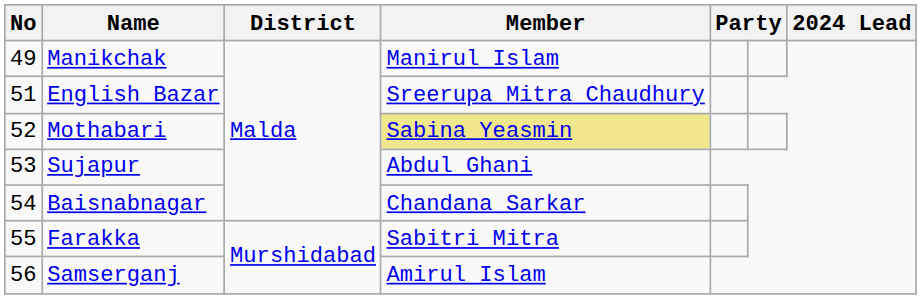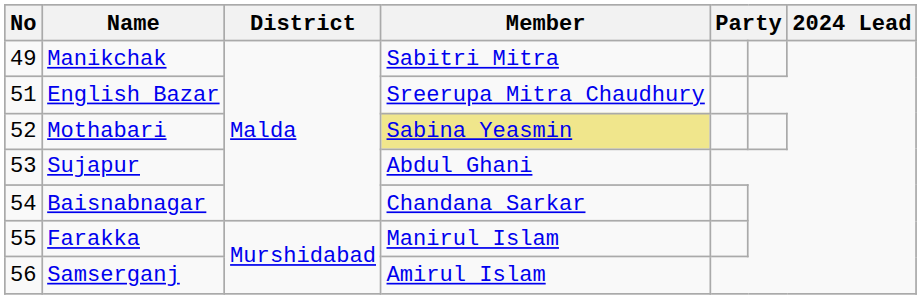(473, 59) Manirul Islam -> (473, 59) Sabitri Mitra
(473, 239) Sabitri Mitra -> (473, 239) Manirul Islam
